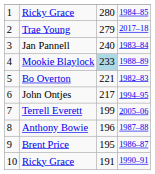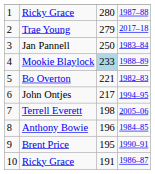(134, 12) 1984–85 -> (134, 12) 1987–88
(107, 45) 240 -> (107, 45) 250
(107, 111) 199 -> (107, 111) 198
(134, 128) 1987–88 -> (134, 128) 1984–85
(134, 144) 1986–87 -> (134, 144) 1990–91
(134, 161) 1990–91 -> (134, 161) 1986–87
